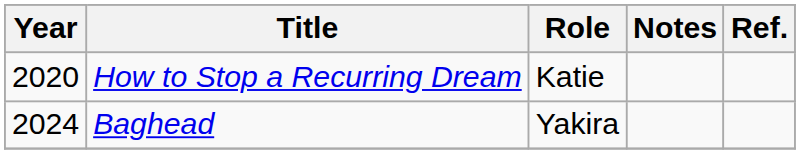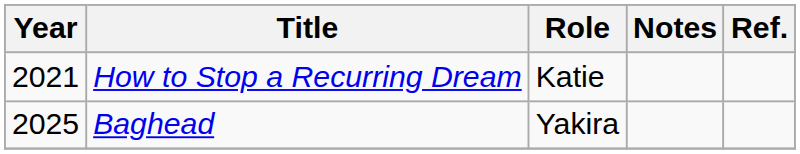(46, 76) 2020 -> (46, 76) 2021
(46, 124) 2024 -> (46, 124) 2025
